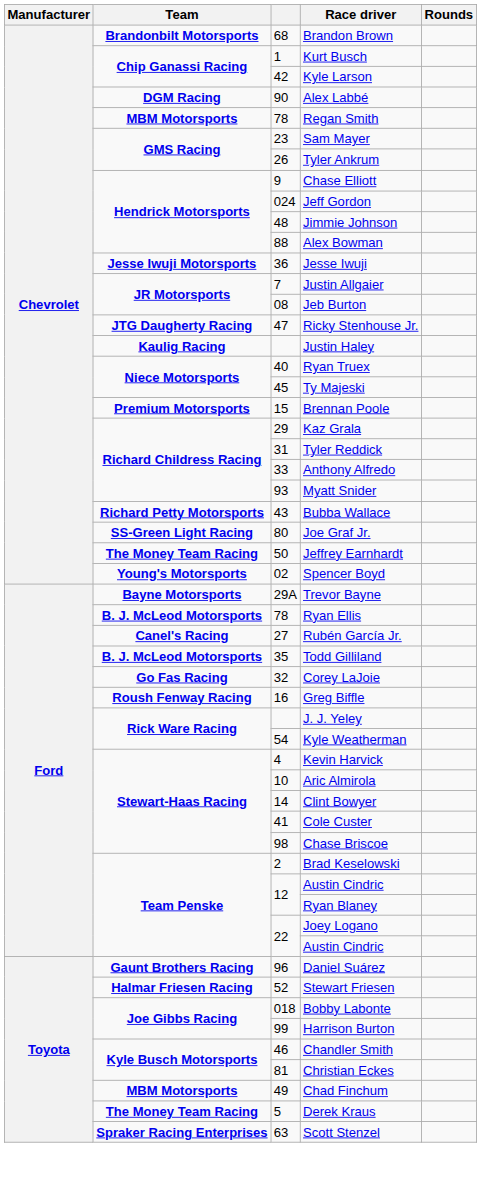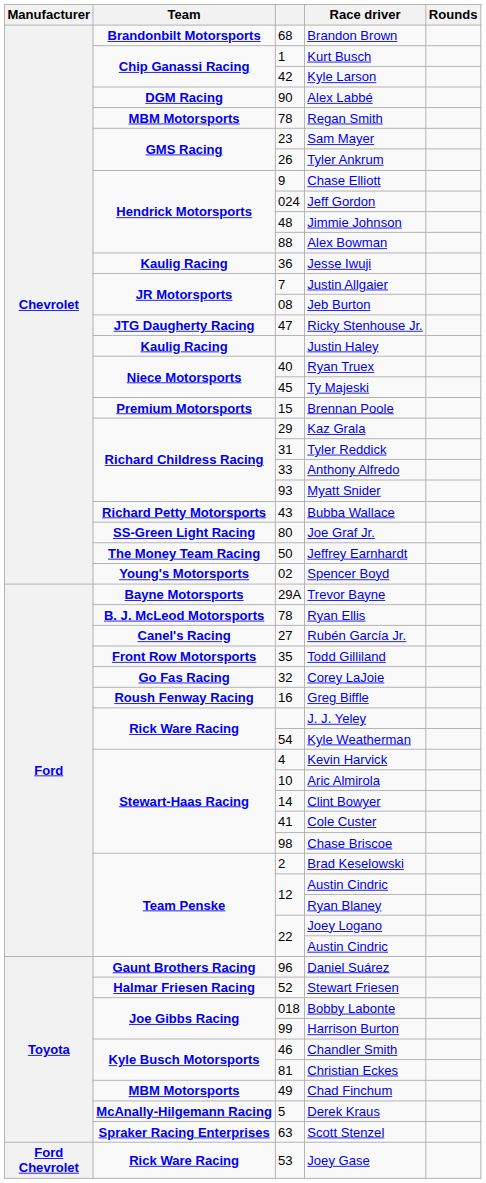(182, 263) Jesse Iwuji Motorsports -> (184, 263) Kaulig Racing
(182, 656) B. J. McLeod Motorsports -> (184, 656) Front Row Motorsports
(182, 1112) The Money Team Racing -> (184, 1112) McAnally-Hilgemann Racing
+ row: (285, 1160)
